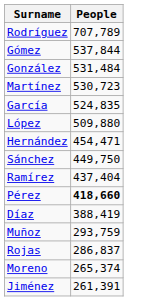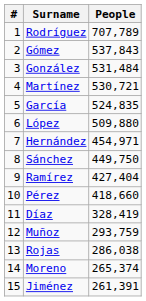+ column: (14, 14)
(97, 50) 537,844 -> (115, 50) 537,843
(97, 86) 530,723 -> (115, 86) 530,721
(97, 141) 454,471 -> (115, 141) 454,971
(97, 178) 437,404 -> (115, 178) 427,404
(97, 196) bold -> (115, 196) normal
(97, 214) 388,419 -> (115, 214) 328,419
(97, 250) 286,837 -> (115, 250) 286,038
